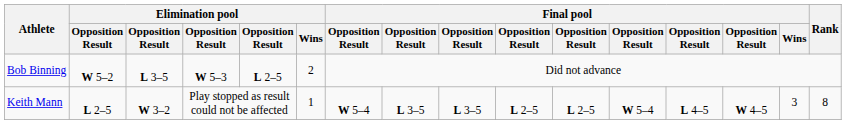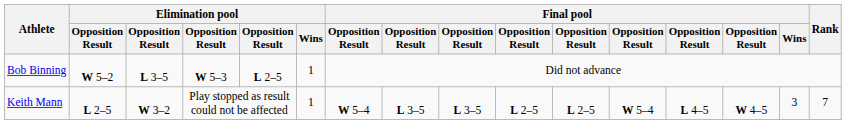(311, 70) 2 -> (311, 70) 1
(825, 103) 8 -> (825, 103) 7
